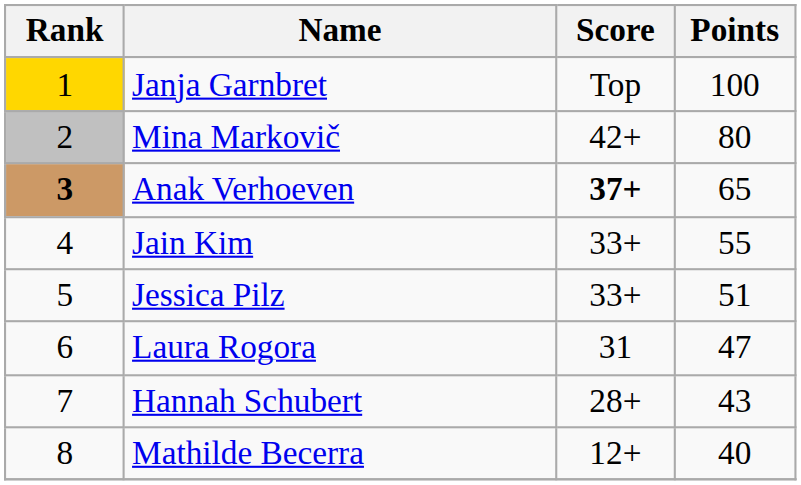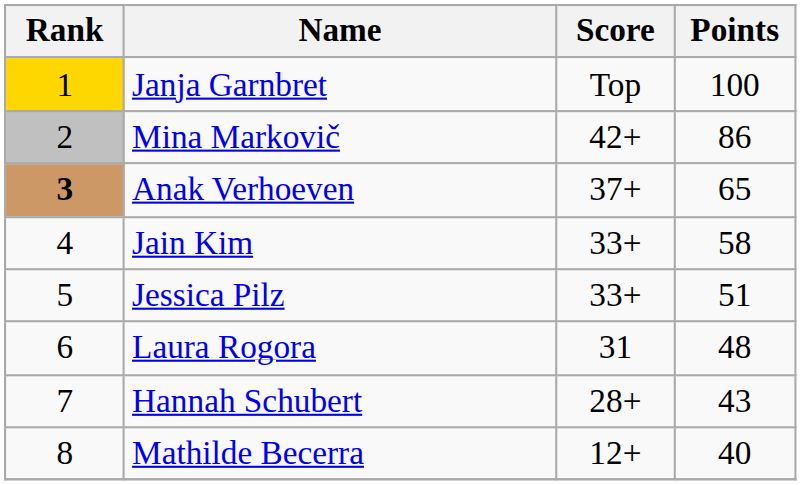(735, 136) 80 -> (735, 136) 86
(615, 189) bold -> (615, 189) normal
(735, 242) 55 -> (735, 242) 58
(735, 347) 47 -> (735, 347) 48
